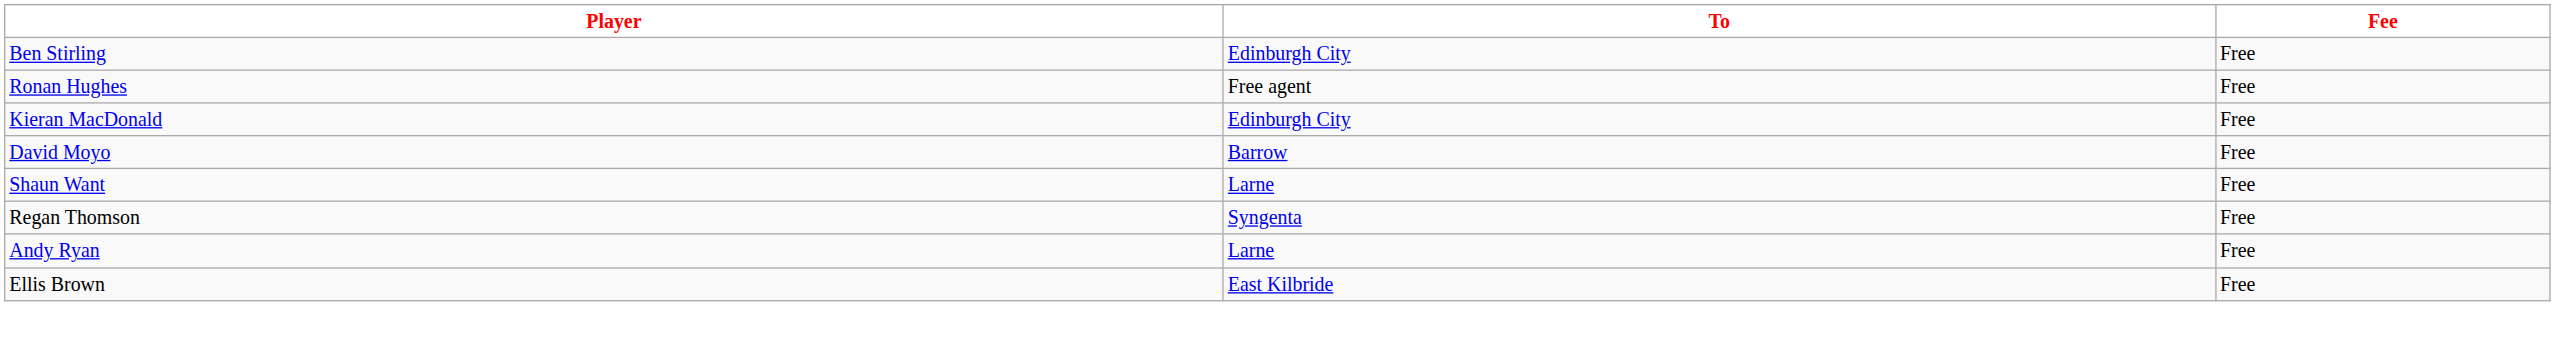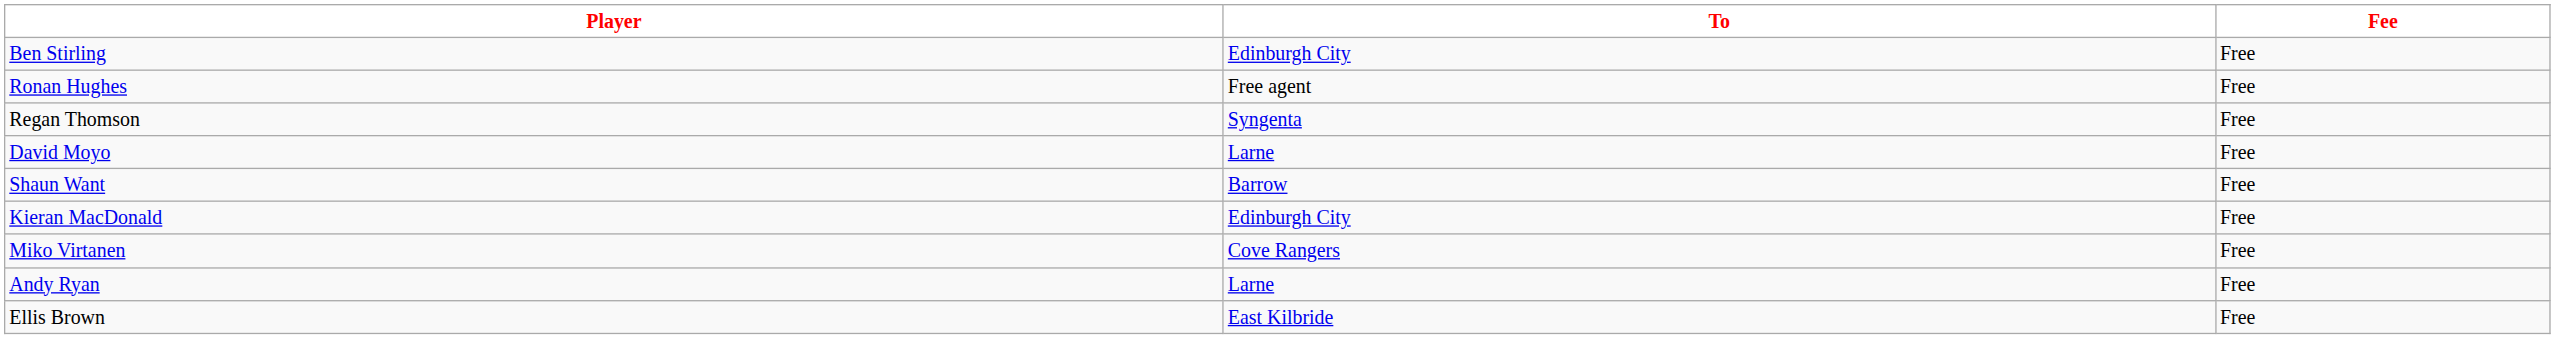rows swapped: (86, 119) <-> (75, 218)
(1258, 152) Barrow -> (1251, 152) Larne
(1251, 185) Larne -> (1258, 185) Barrow
+ row: (67, 250)
